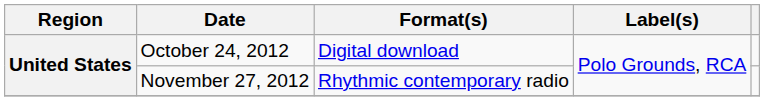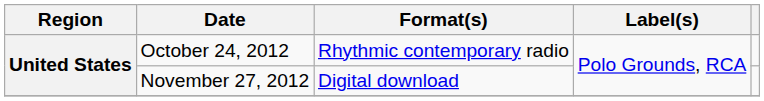(389, 50) Digital download -> (443, 50) Rhythmic contemporary radio
(443, 80) Rhythmic contemporary radio -> (389, 80) Digital download
